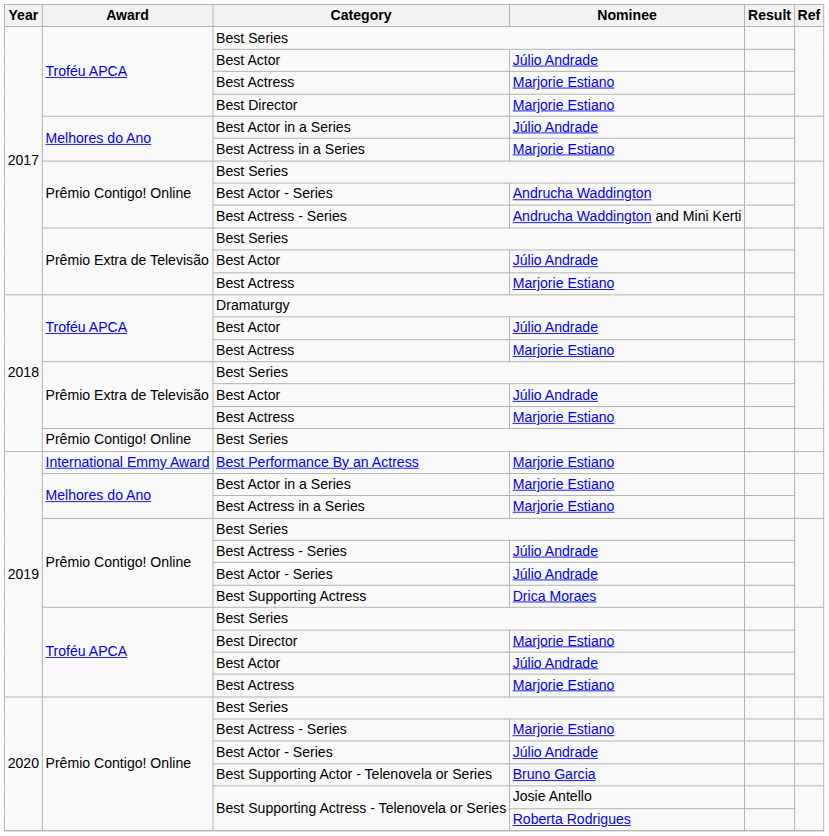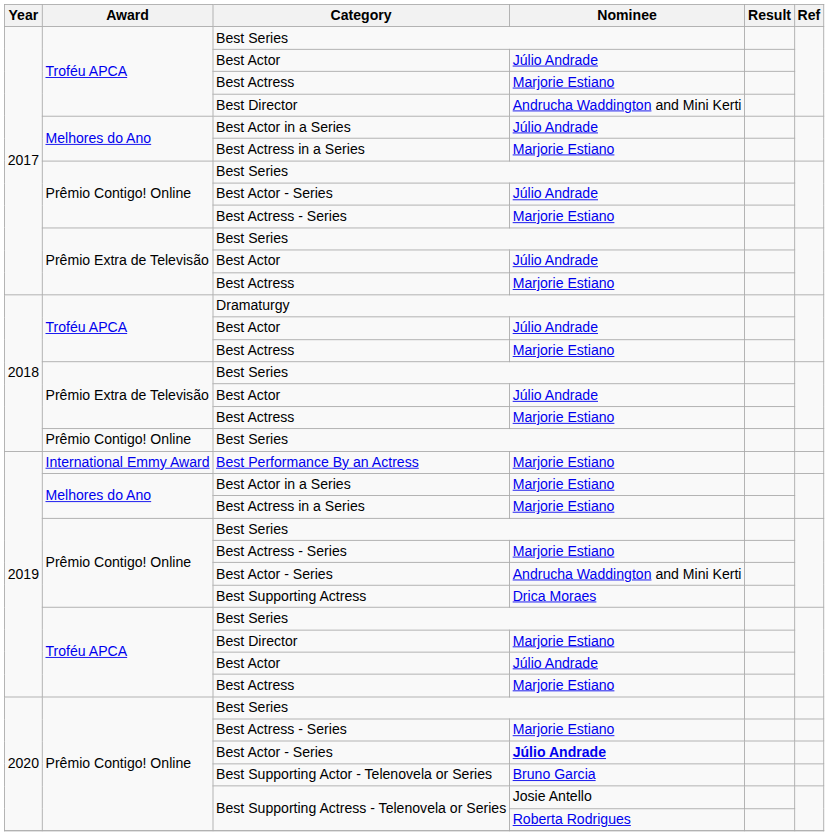(564, 104) Marjorie Estiano -> (627, 104) Andrucha Waddington and Mini Kerti
(582, 194) Andrucha Waddington -> (555, 194) Júlio Andrade
(627, 216) Andrucha Waddington and Mini Kerti -> (564, 216) Marjorie Estiano
(555, 551) Júlio Andrade -> (564, 551) Marjorie Estiano
(555, 573) Júlio Andrade -> (627, 573) Andrucha Waddington and Mini Kerti
(555, 752) normal -> (559, 752) bold
